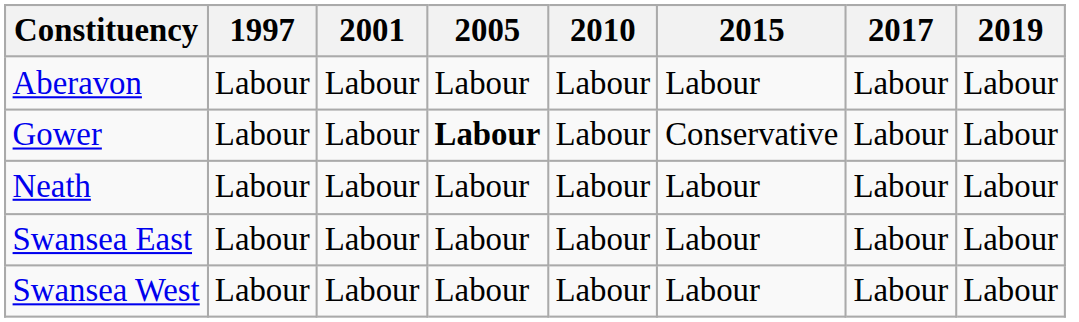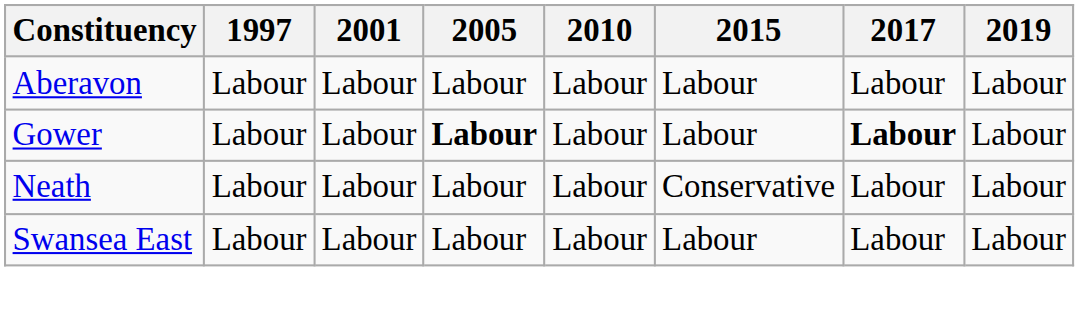(752, 134) Conservative -> (709, 134) Labour
(901, 134) normal -> (903, 134) bold
(713, 186) Labour -> (749, 186) Conservative
- row: (106, 290)
